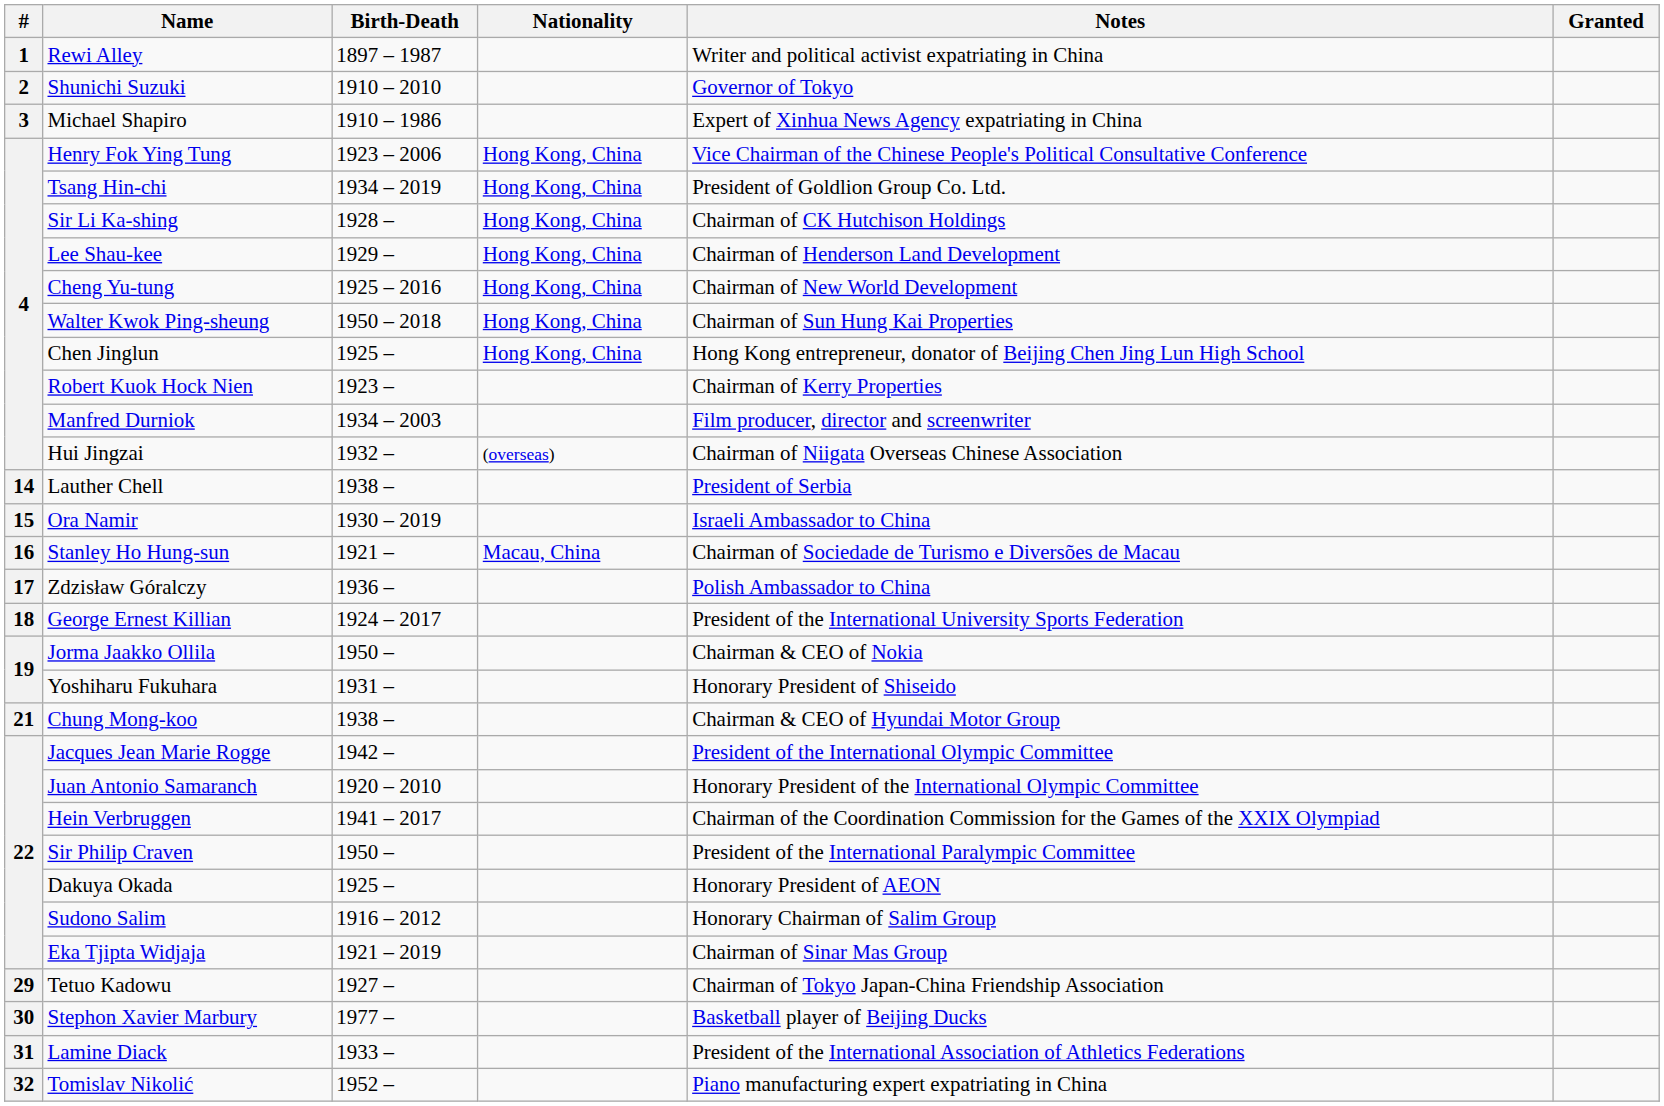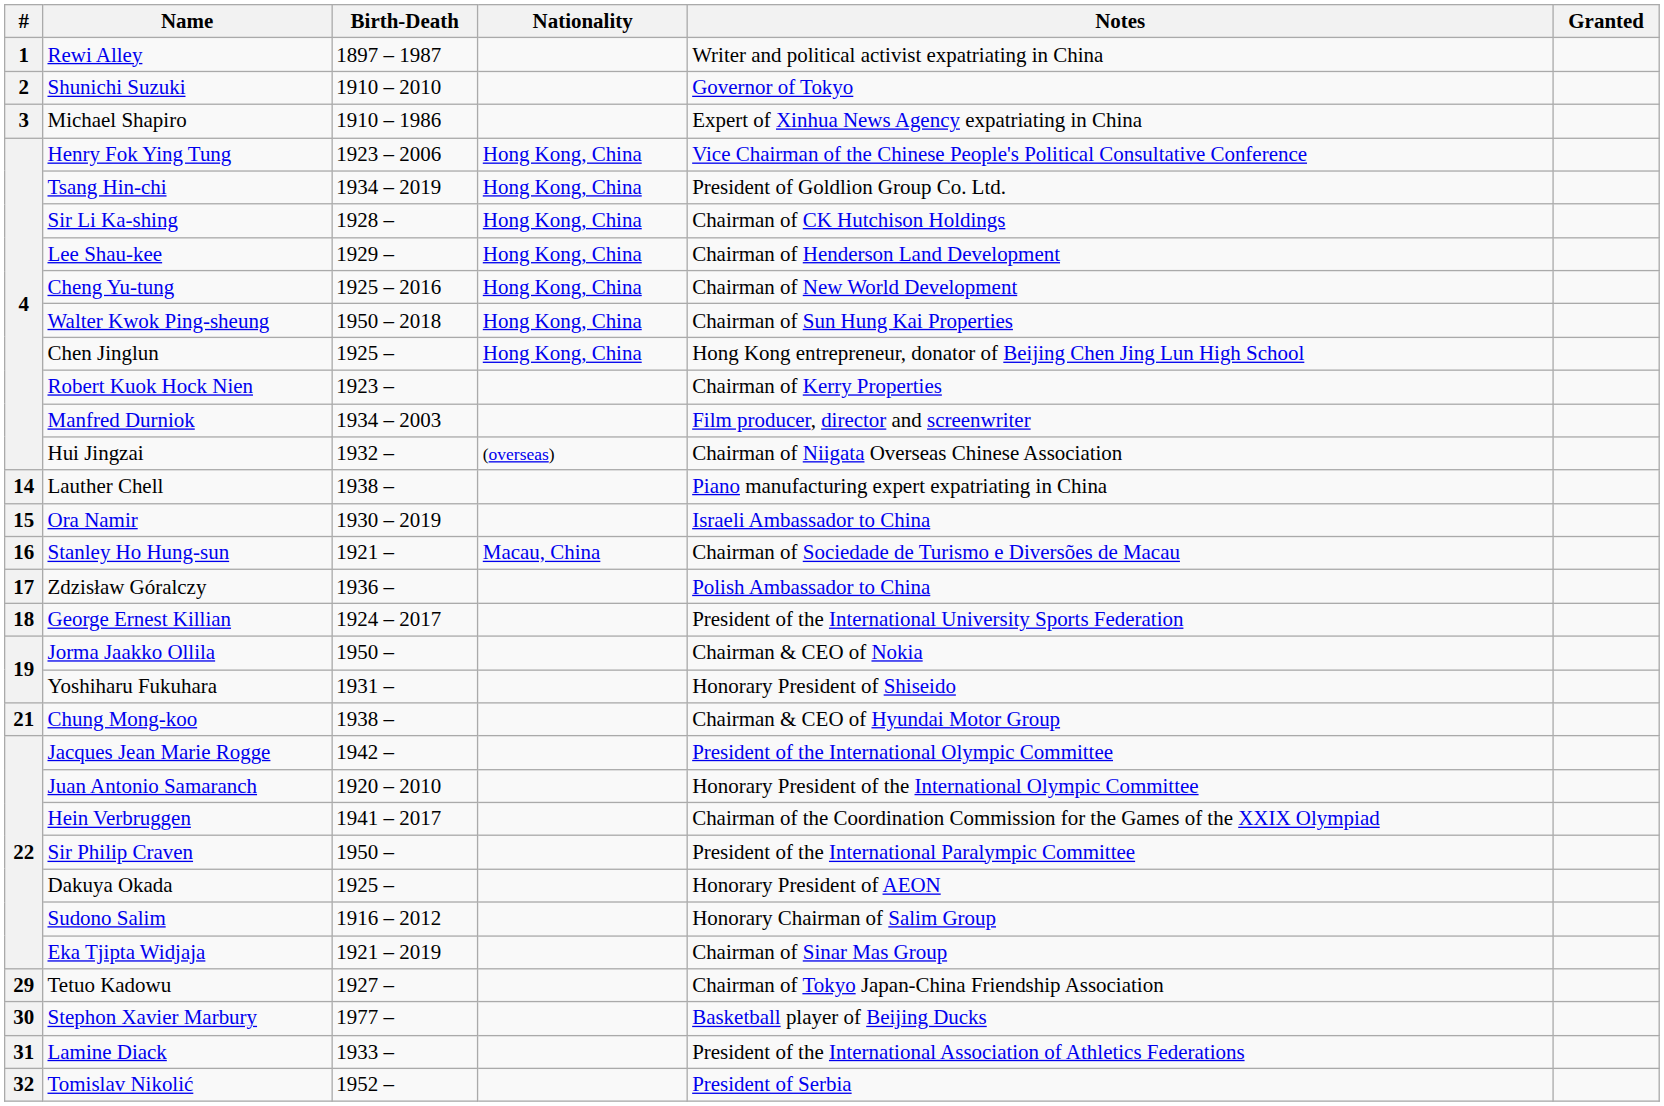(772, 486) President of Serbia -> (900, 486) Piano manufacturing expert expatriating in China
(900, 1084) Piano manufacturing expert expatriating in China -> (772, 1084) President of Serbia
